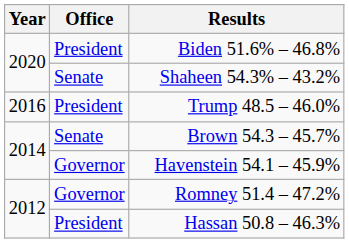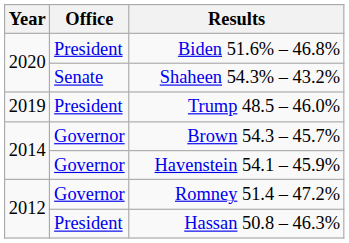(27, 106) 2016 -> (27, 106) 2019
(79, 135) Senate -> (89, 135) Governor
